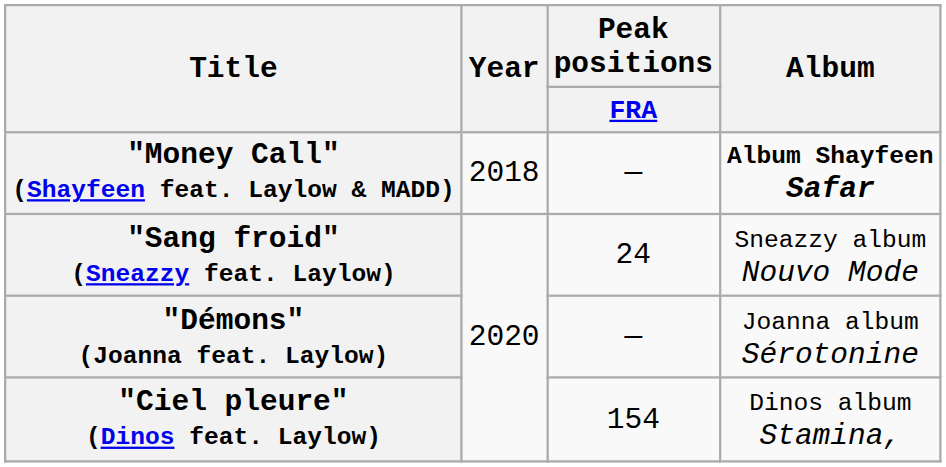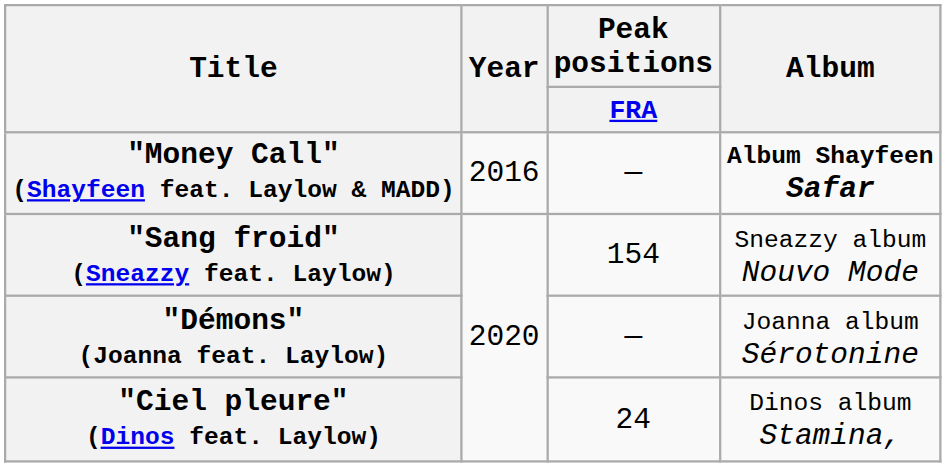(504, 173) 2018 -> (504, 173) 2016
(633, 255) 24 -> (633, 255) 154
(633, 419) 154 -> (633, 419) 24
